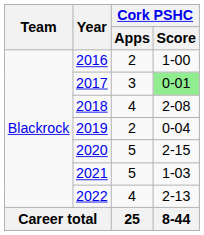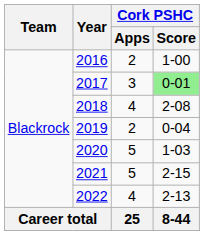(176, 151) 2-15 -> (176, 151) 1-03
(176, 173) 1-03 -> (176, 173) 2-15
